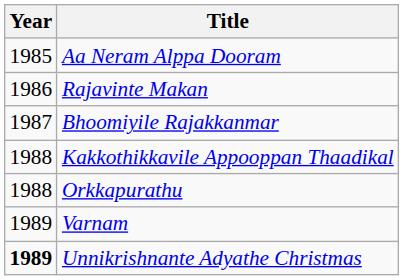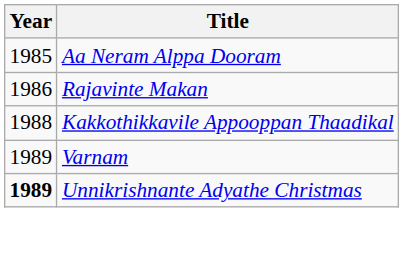- row: (170, 122)
- row: (122, 190)
